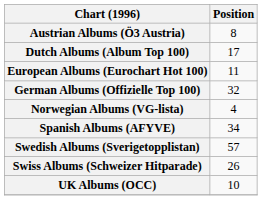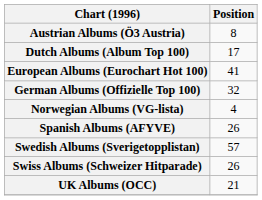(234, 71) 11 -> (234, 71) 41
(234, 128) 34 -> (234, 128) 26
(234, 185) 10 -> (234, 185) 21
